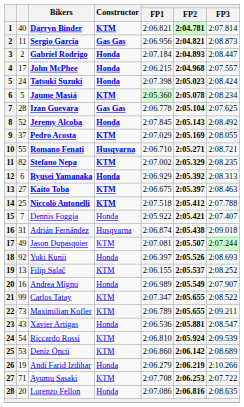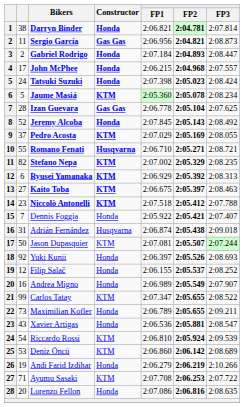(22, 28) 40 -> (22, 28) 38
(106, 28) KTM -> (108, 28) Honda
(108, 176) Honda -> (106, 176) KTM
(22, 203) 25 -> (22, 203) 23
(22, 243) 49 -> (22, 243) 50
(22, 270) 13 -> (22, 270) 12
(105, 270) KTM -> (107, 270) Honda
(105, 310) KTM -> (107, 310) Honda
